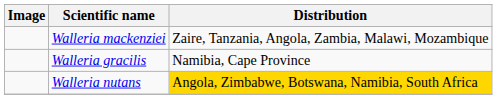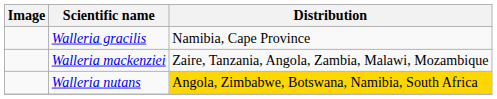rows swapped: (99, 60) <-> (109, 37)
